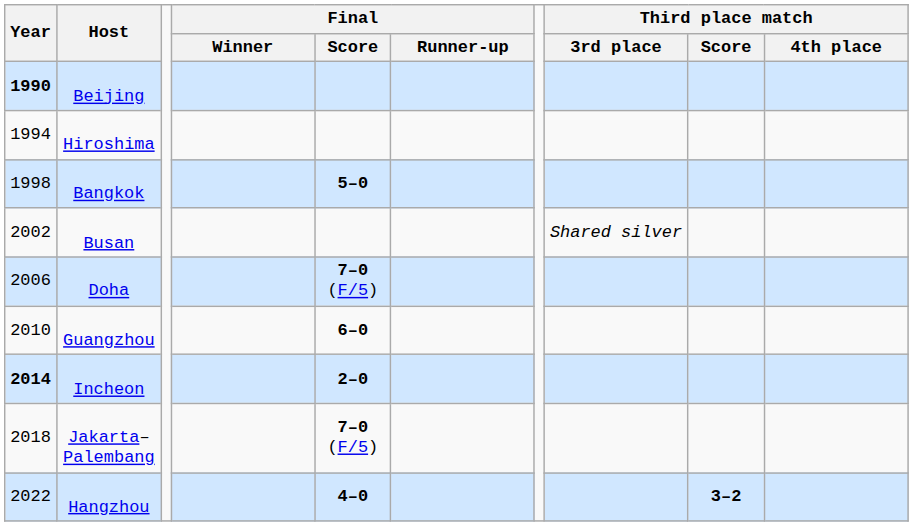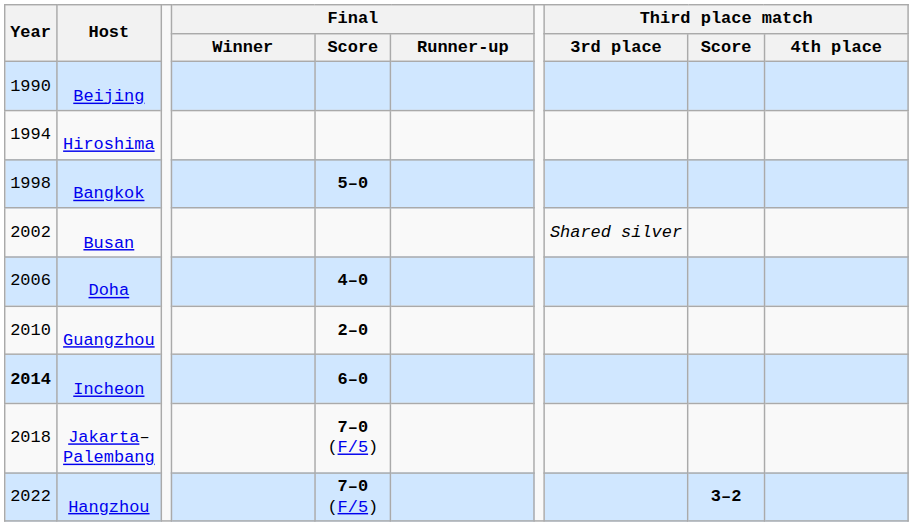(31, 86) bold -> (31, 86) normal
(353, 281) 7–0 (F/5) -> (353, 281) 4–0
(353, 330) 6–0 -> (353, 330) 2–0
(353, 379) 2–0 -> (353, 379) 6–0
(353, 497) 4–0 -> (353, 497) 7–0 (F/5)
